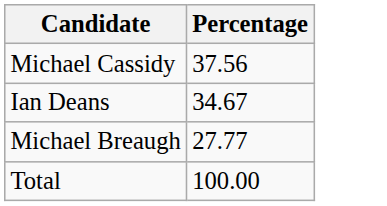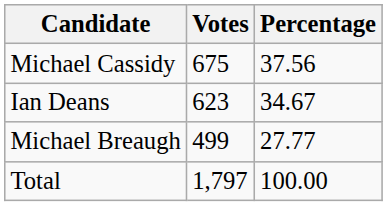+ column: (220, 24)
